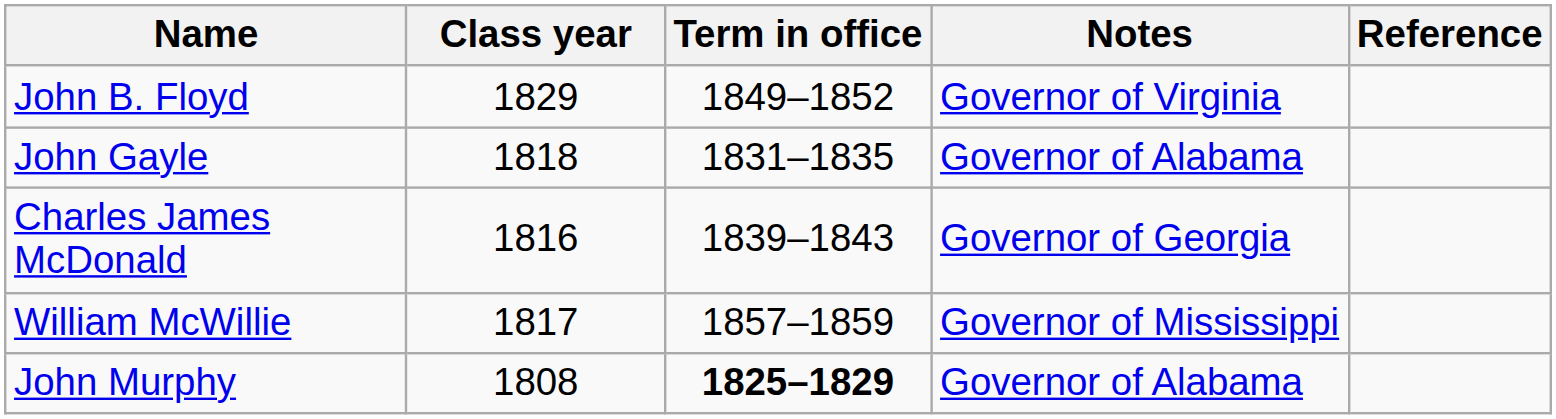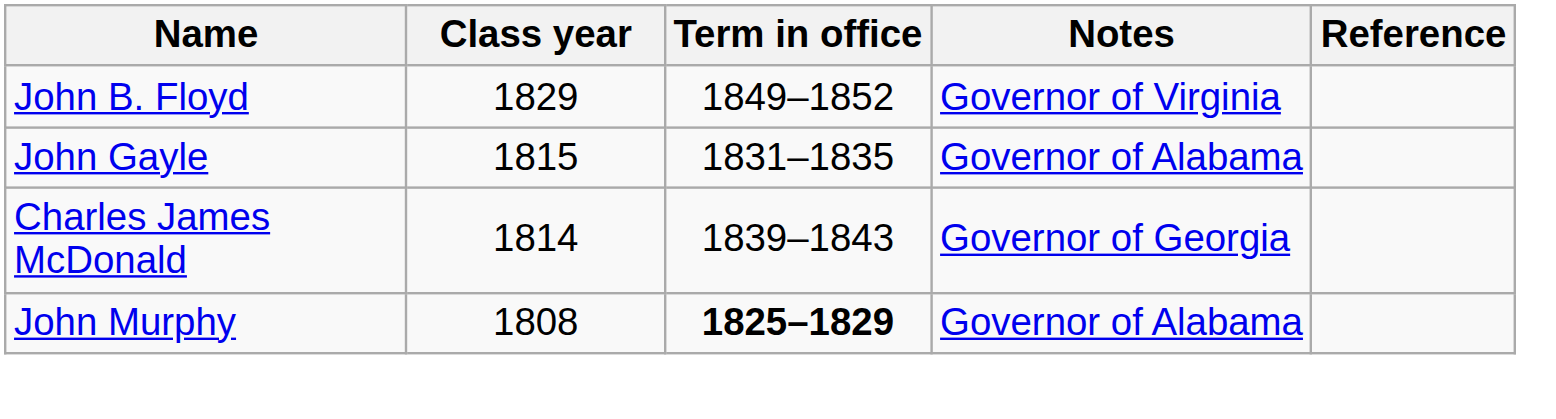(536, 156) 1818 -> (536, 156) 1815
(536, 239) 1816 -> (536, 239) 1814
- row: (153, 321)
